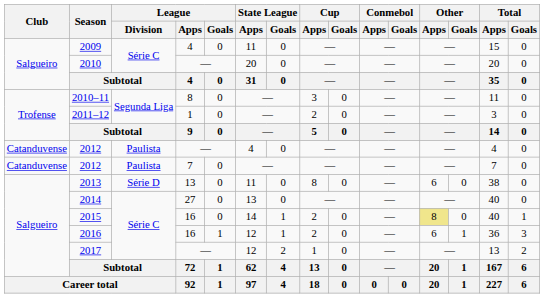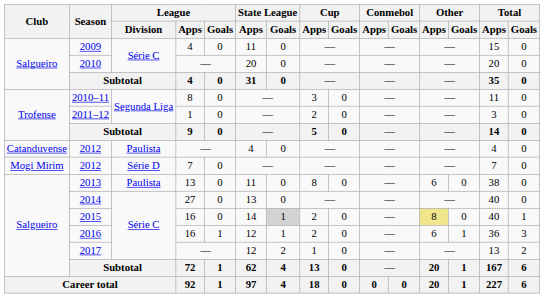(37, 166) Catanduvense -> (37, 166) Mogi Mirim
(144, 166) Paulista -> (144, 166) Série D
(144, 183) Série D -> (144, 183) Paulista
(283, 217) no background -> (283, 217) lightgrey background
